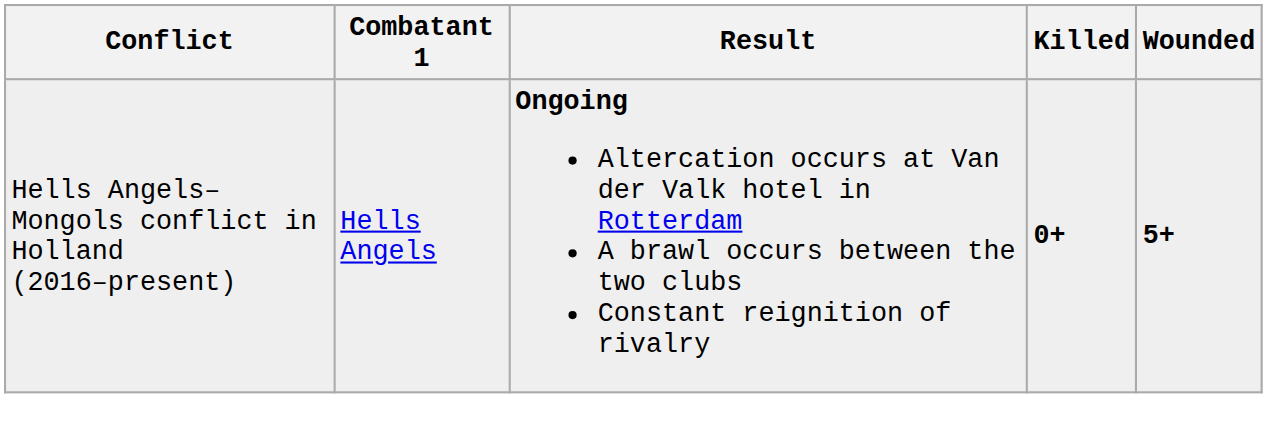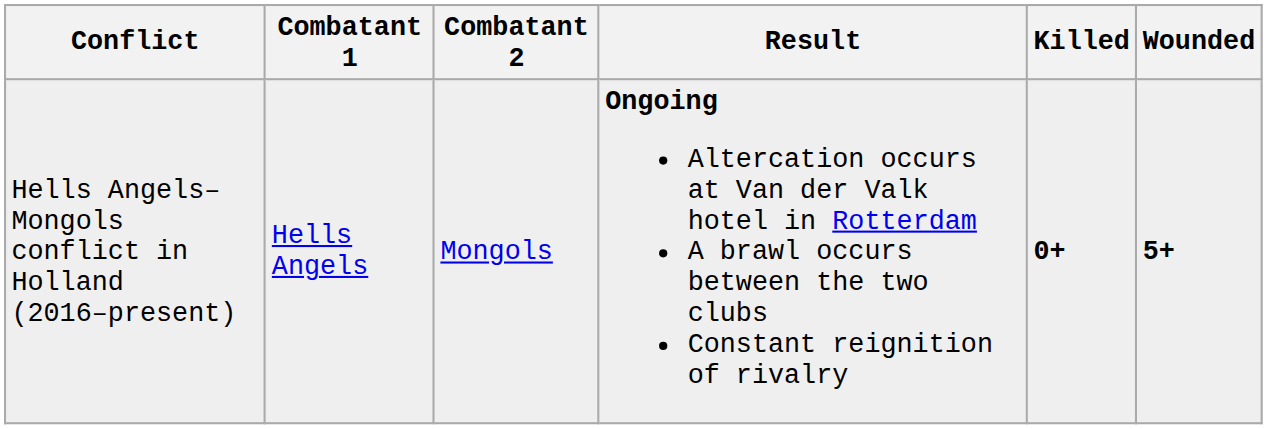+ column: (516, 42)
